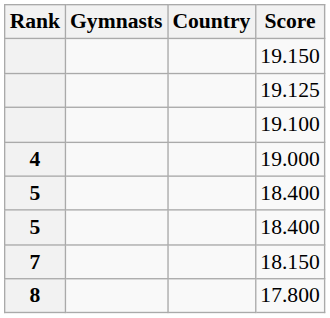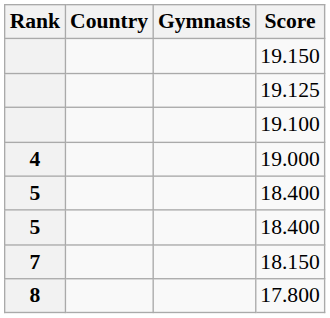columns swapped: (116, 21) <-> (211, 21)
